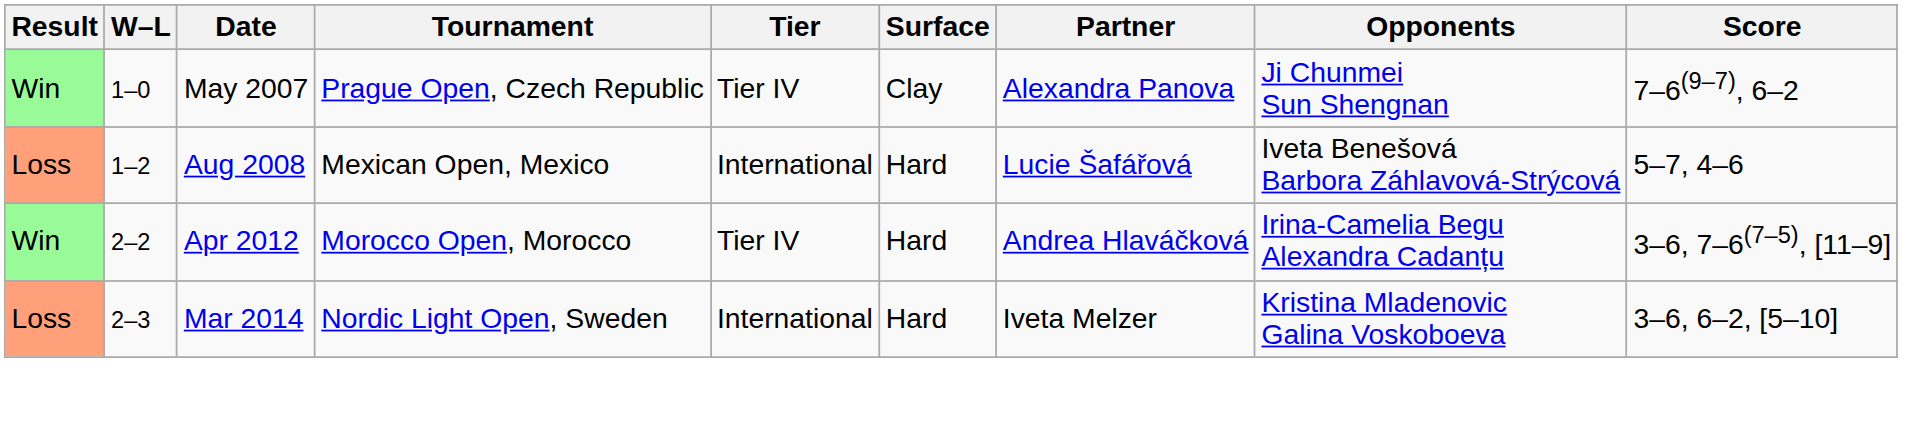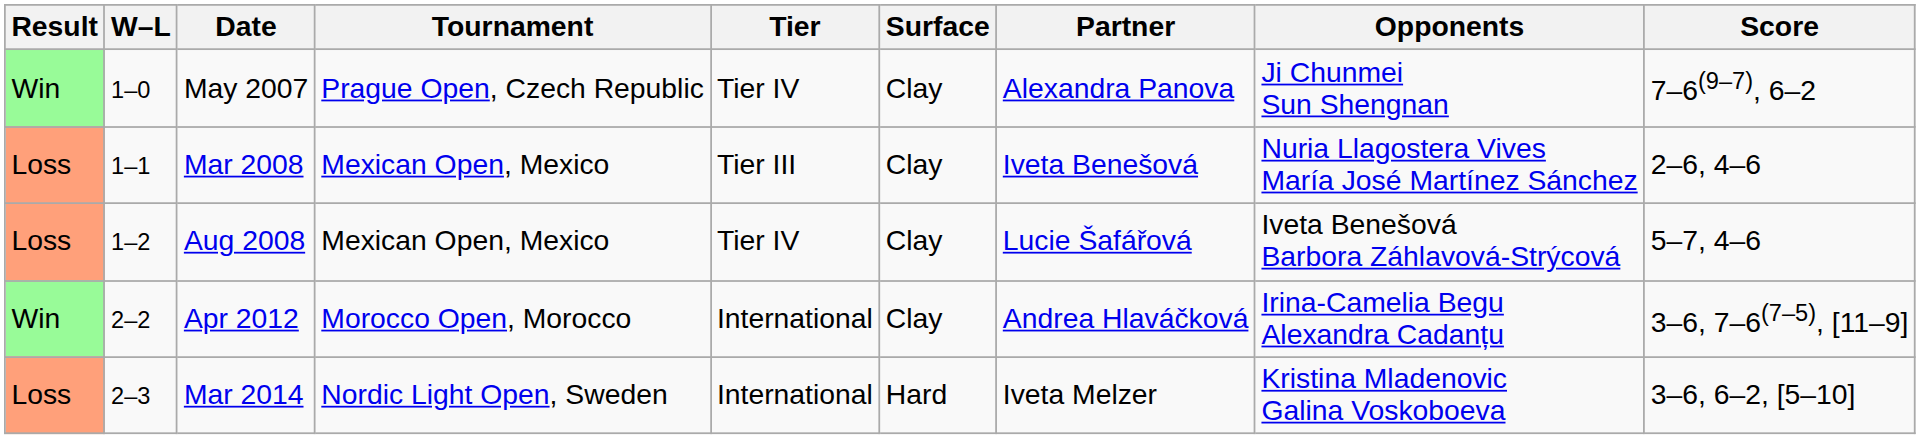+ row: (244, 164)
(795, 164) International -> (758, 241) Tier IV
(917, 164) Hard -> (914, 241) Clay
(758, 241) Tier IV -> (795, 318) International
(917, 241) Hard -> (914, 318) Clay
